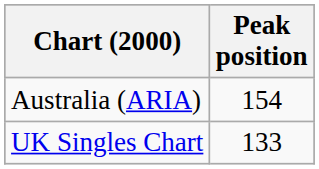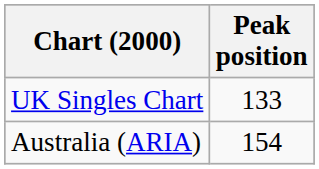rows swapped: (106, 99) <-> (107, 142)
